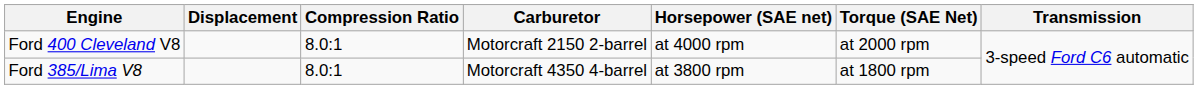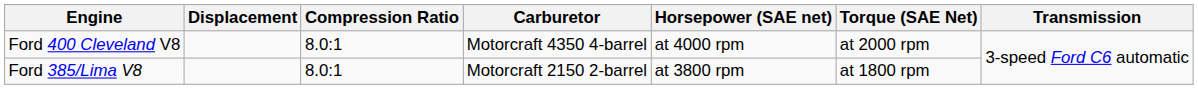(557, 44) Motorcraft 2150 2-barrel -> (557, 44) Motorcraft 4350 4-barrel
(557, 71) Motorcraft 4350 4-barrel -> (557, 71) Motorcraft 2150 2-barrel
